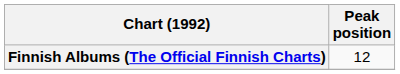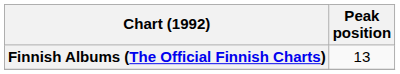(362, 57) 12 -> (362, 57) 13
